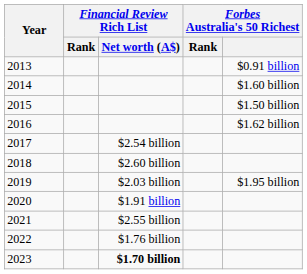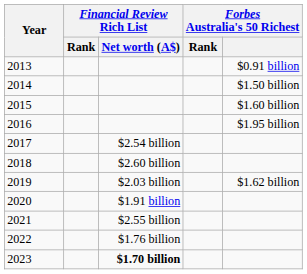(268, 85) $1.60 billion -> (268, 85) $1.50 billion
(268, 104) $1.50 billion -> (268, 104) $1.60 billion
(268, 124) $1.62 billion -> (268, 124) $1.95 billion
(268, 182) $1.95 billion -> (268, 182) $1.62 billion
